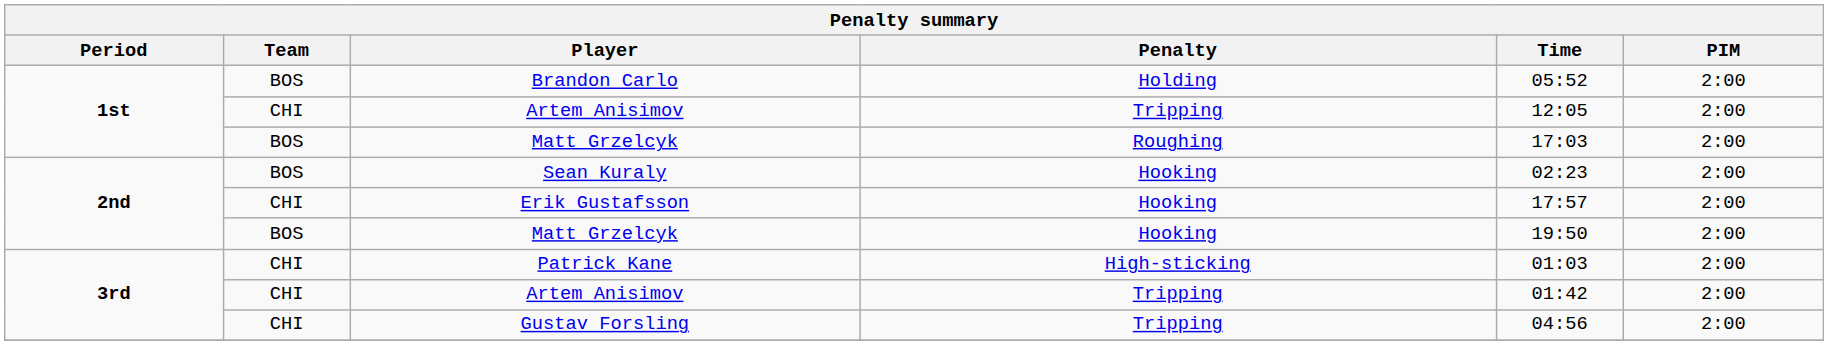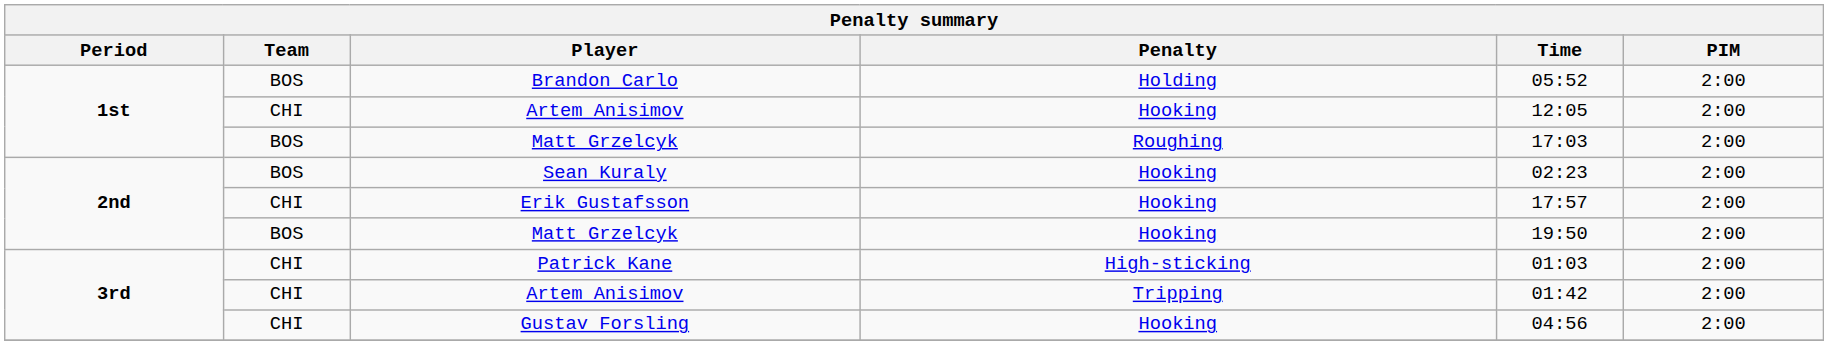(1178, 112) Tripping -> (1178, 112) Hooking
(1178, 325) Tripping -> (1178, 325) Hooking
